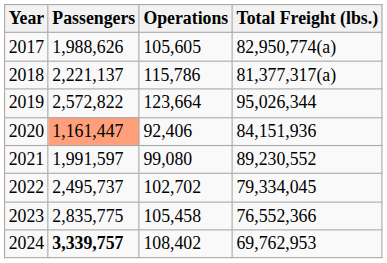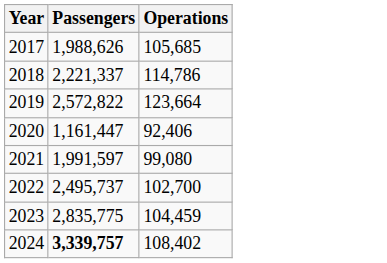- column: (307, 18)
(172, 46) 105,605 -> (172, 46) 105,685
(88, 74) 2,221,137 -> (88, 74) 2,221,337
(172, 74) 115,786 -> (172, 74) 114,786
(88, 131) lightsalmon background -> (88, 131) no background
(172, 187) 102,702 -> (172, 187) 102,700
(172, 215) 105,458 -> (172, 215) 104,459
